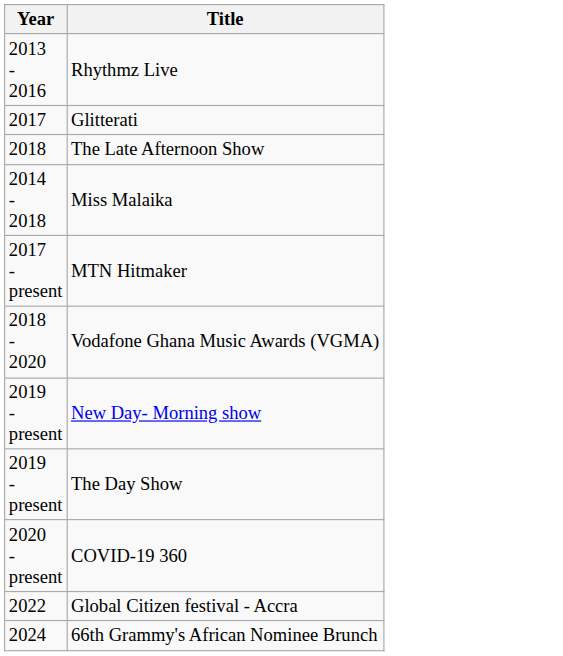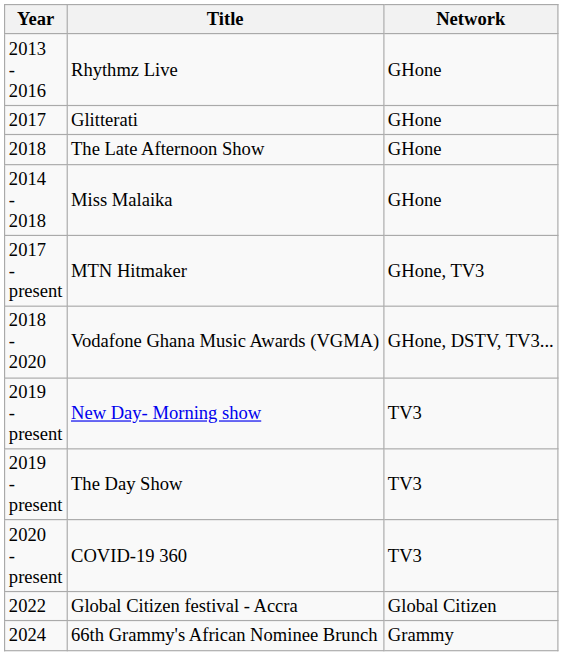+ column: (471, 19)
